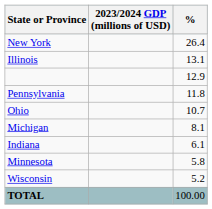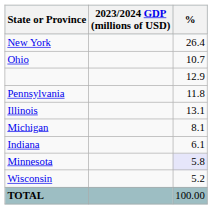rows swapped: (23, 59) <-> (18, 110)
(198, 161) no background -> (198, 161) lavender background
